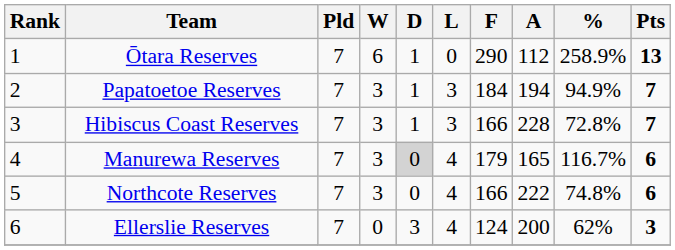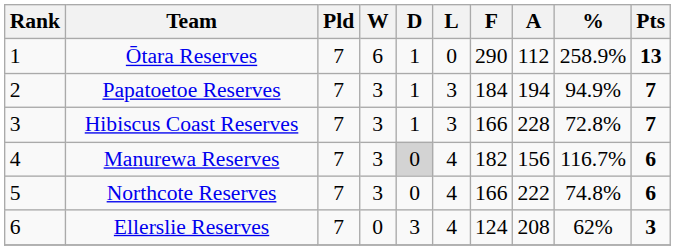(491, 158) 179 -> (491, 158) 182
(534, 158) 165 -> (534, 158) 156
(534, 227) 200 -> (534, 227) 208
